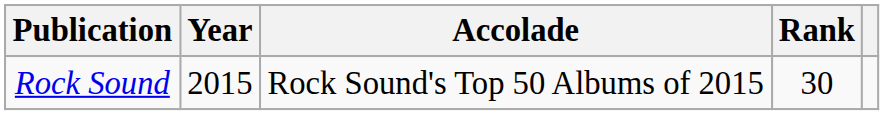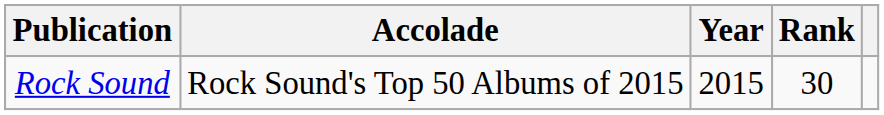columns swapped: (516, 30) <-> (220, 30)
